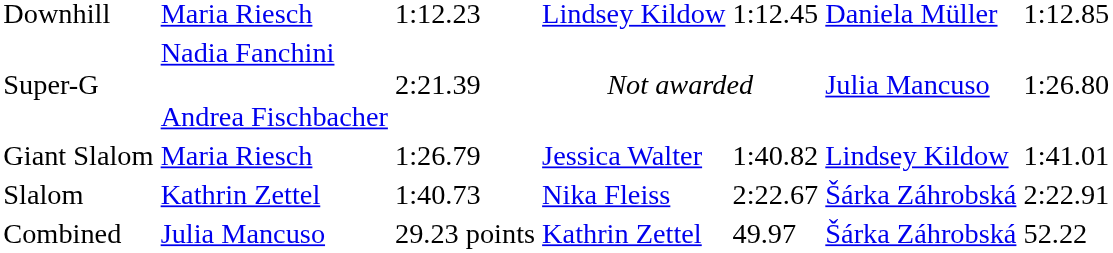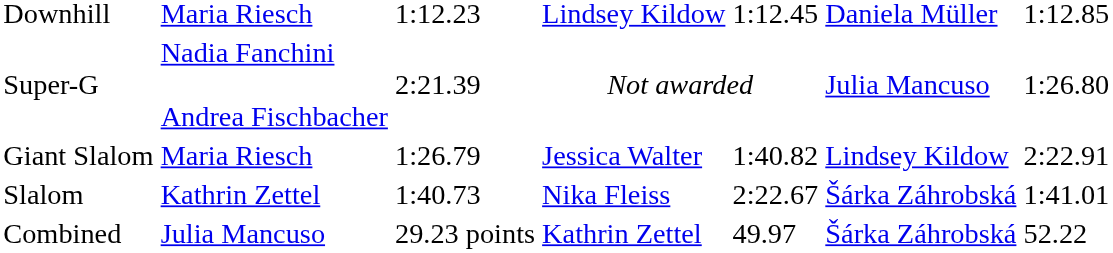(1066, 155) 1:41.01 -> (1066, 155) 2:22.91
(1066, 194) 2:22.91 -> (1066, 194) 1:41.01
